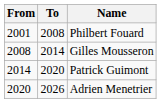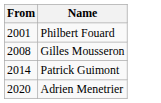- column: (52, 13)
